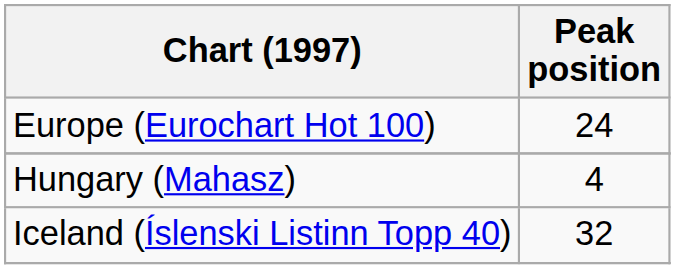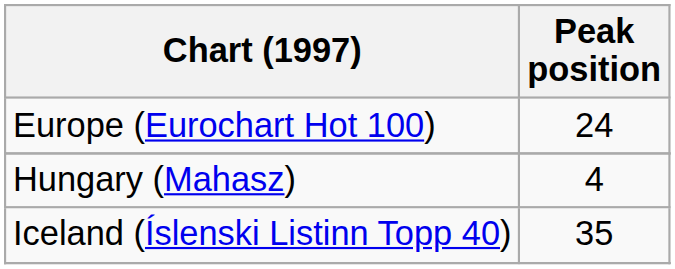(594, 234) 32 -> (594, 234) 35
